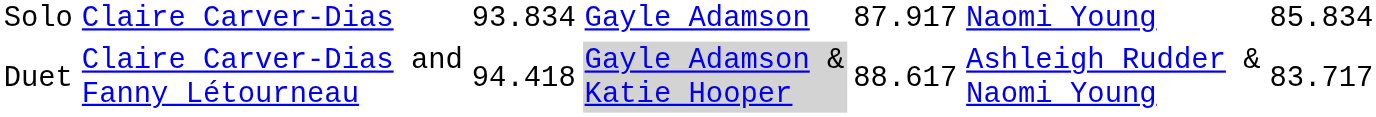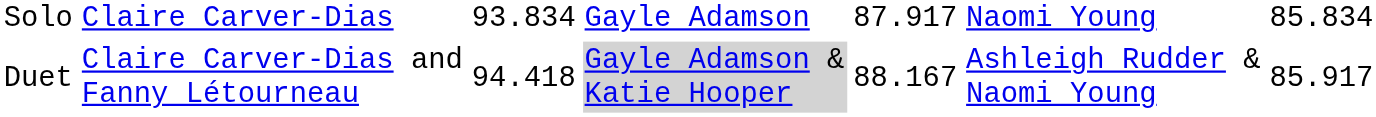(905, 77) 88.617 -> (905, 77) 88.167
(1321, 77) 83.717 -> (1321, 77) 85.917
